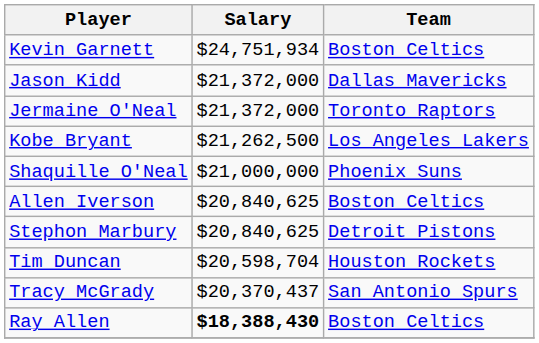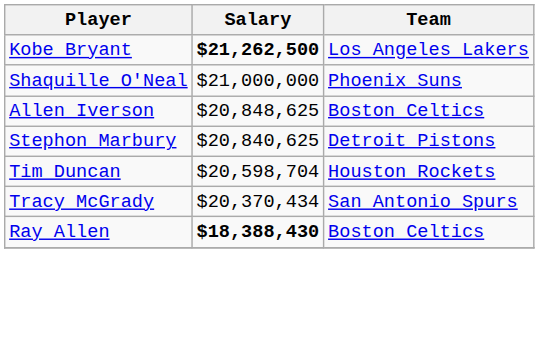- row: (82, 50)
- row: (65, 80)
- row: (93, 111)
(258, 141) normal -> (258, 50) bold
(258, 202) $20,840,625 -> (258, 111) $20,848,625
(258, 293) $20,370,437 -> (258, 202) $20,370,434
